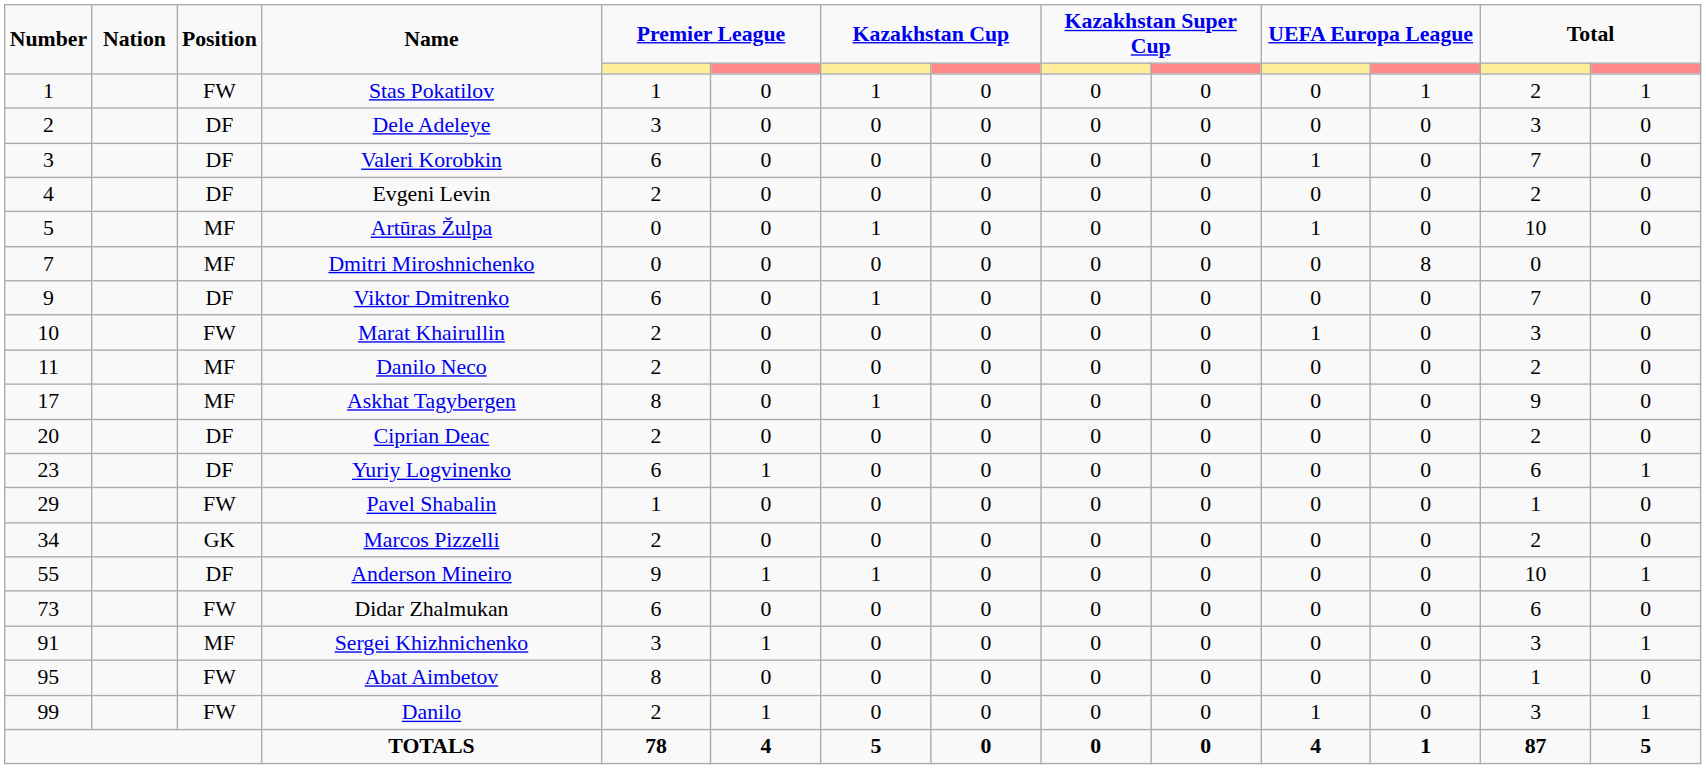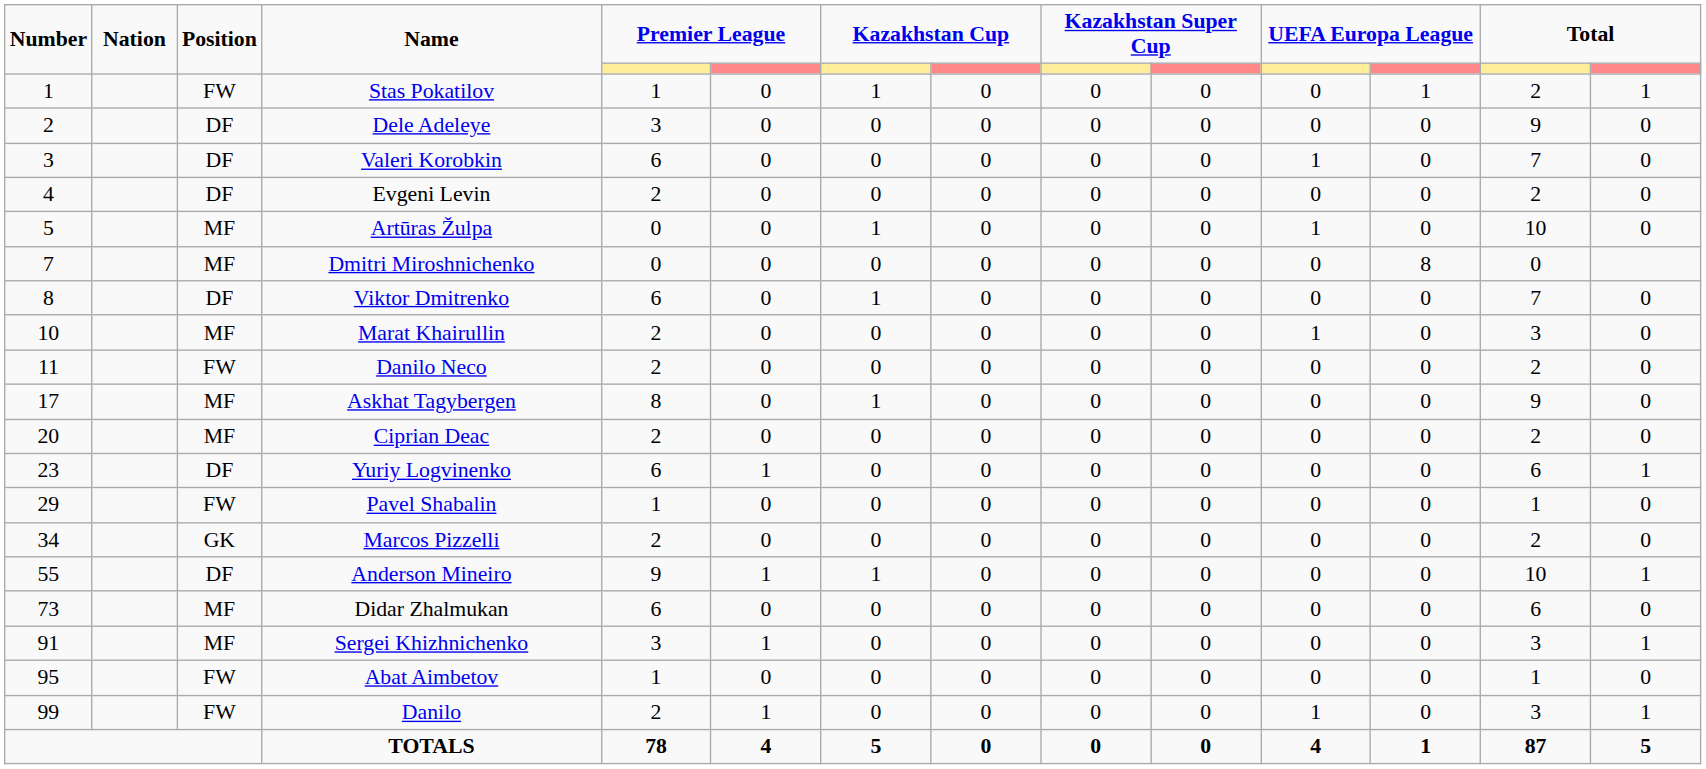(1536, 125) 3 -> (1536, 125) 9
(48, 297) 9 -> (48, 297) 8
(219, 332) FW -> (219, 332) MF
(219, 366) MF -> (219, 366) FW
(219, 435) DF -> (219, 435) MF
(219, 608) FW -> (219, 608) MF
(656, 677) 8 -> (656, 677) 1
